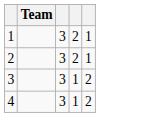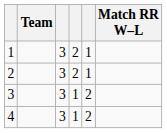+ column: (129, 22)
